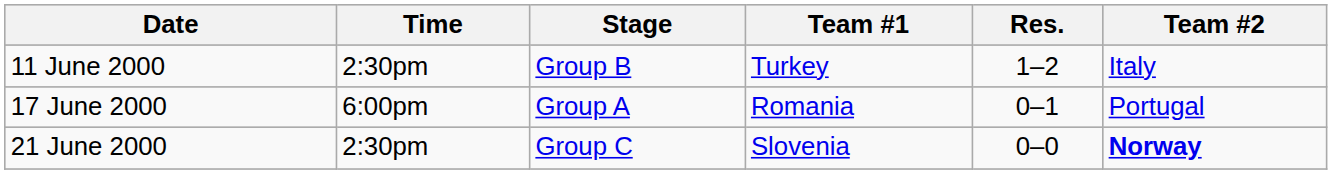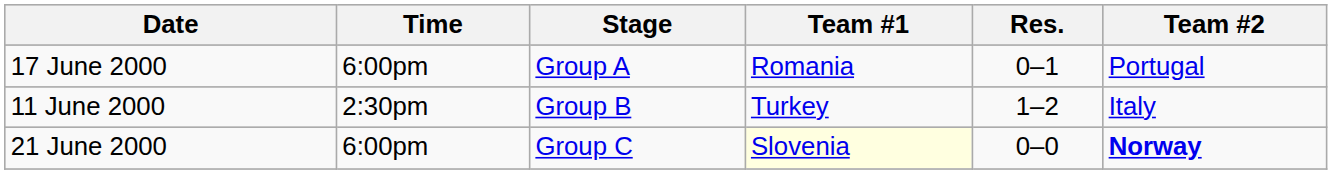rows swapped: (88, 65) <-> (89, 106)
(385, 147) 2:30pm -> (385, 147) 6:00pm
(800, 147) no background -> (800, 147) lightyellow background
